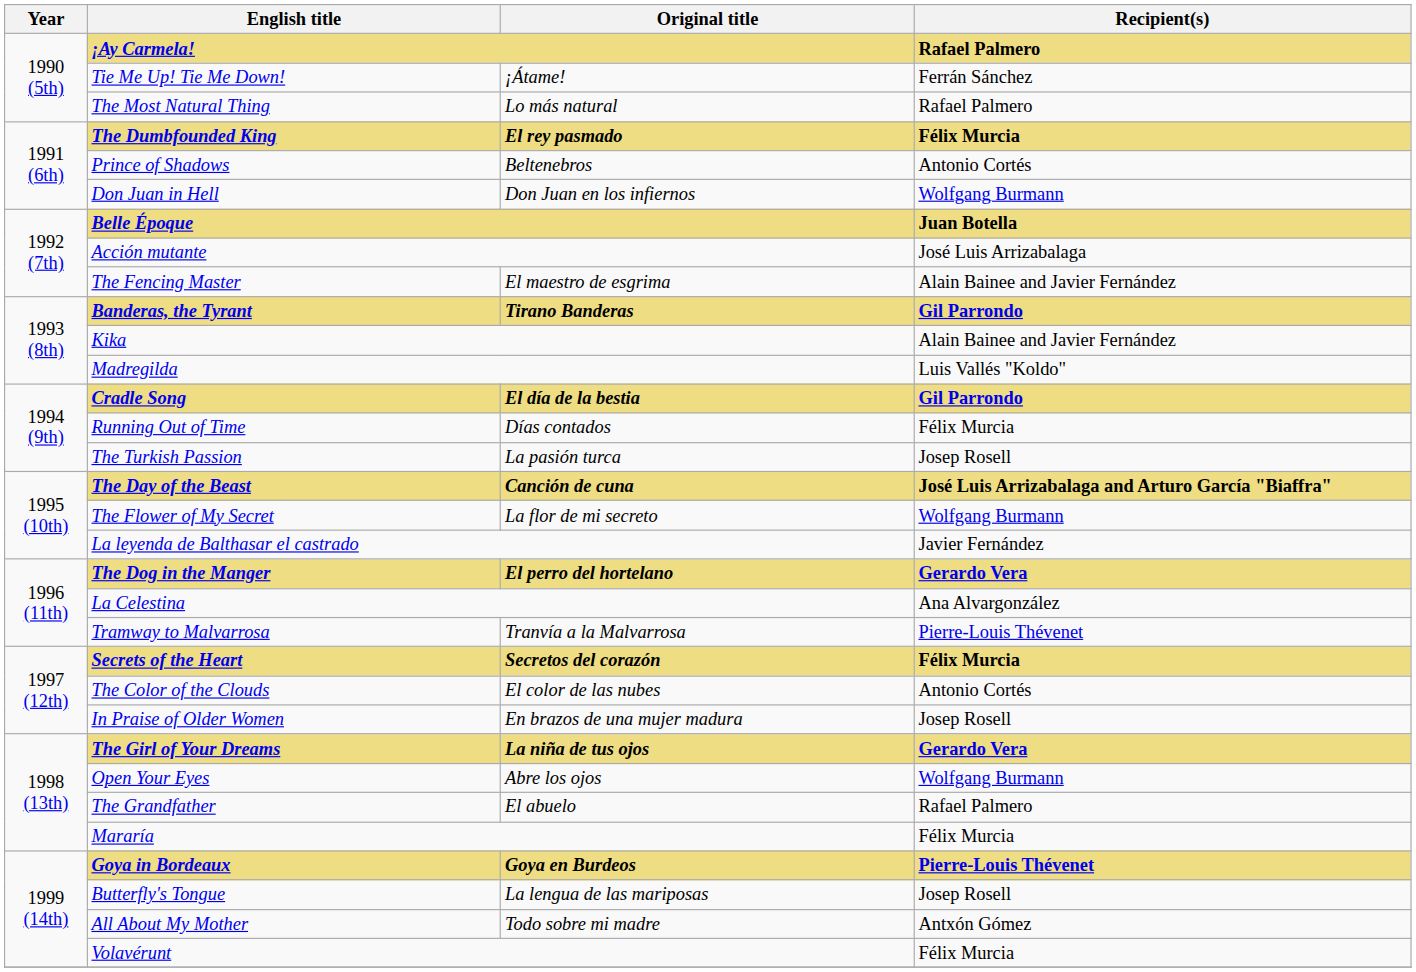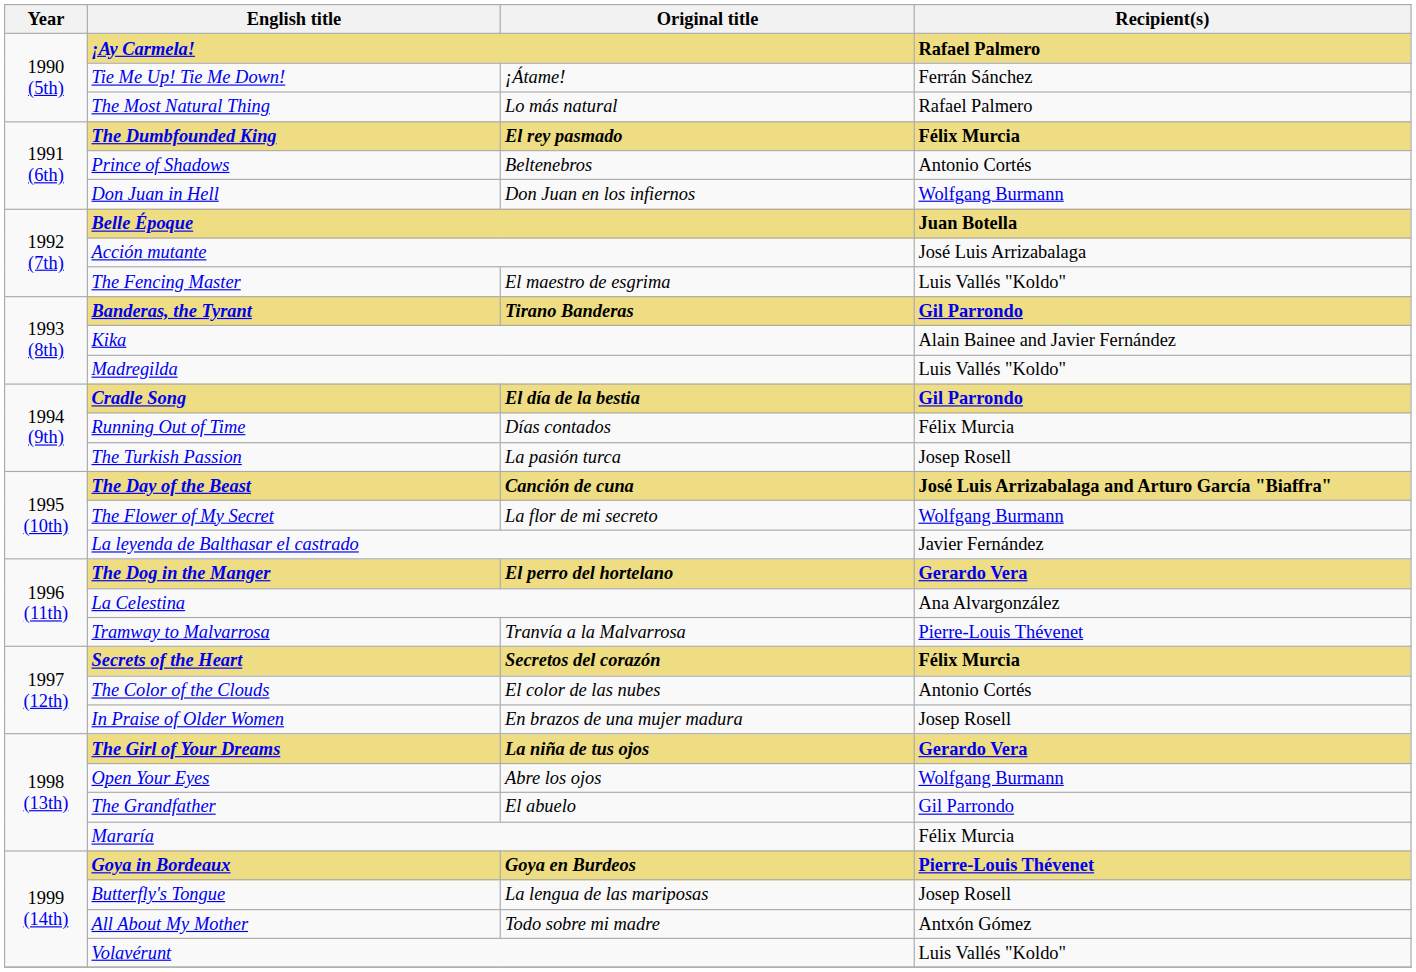(1047, 281) Alain Bainee and Javier Fernández -> (992, 281) Luis Vallés "Koldo"
(975, 806) Rafael Palmero -> (966, 806) Gil Parrondo
(966, 952) Félix Murcia -> (992, 952) Luis Vallés "Koldo"
